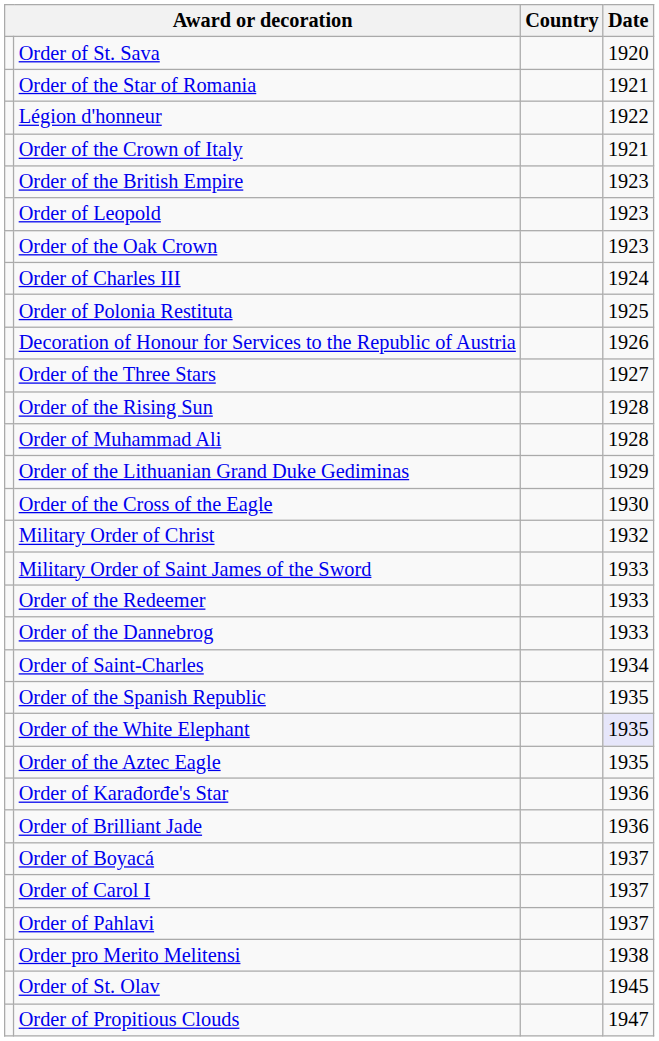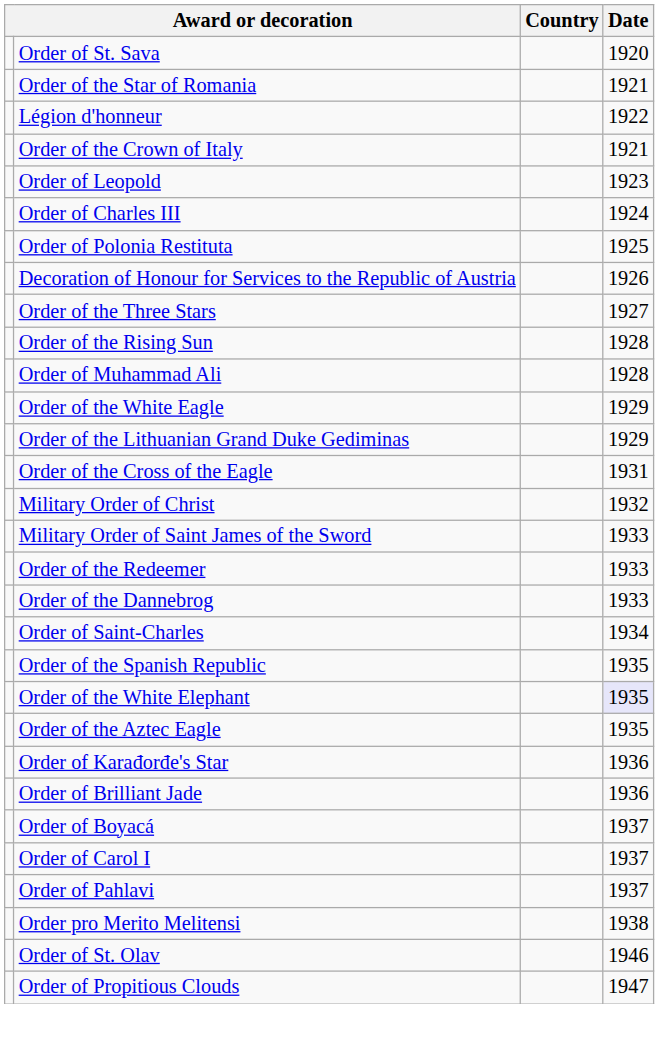- row: (131, 181)
- row: (118, 246)
+ row: (121, 407)
(628, 504) 1930 -> (628, 471) 1931
(628, 987) 1945 -> (628, 955) 1946
